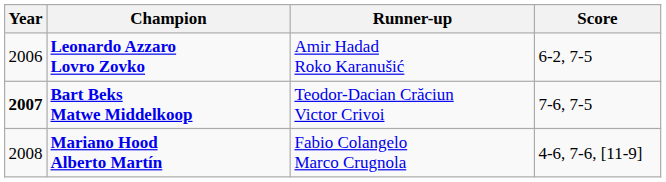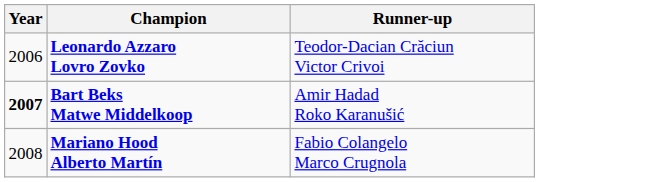- column: (597, 18)
(349, 56) Amir Hadad Roko Karanušić -> (374, 56) Teodor-Dacian Crăciun Victor Crivoi
(374, 105) Teodor-Dacian Crăciun Victor Crivoi -> (349, 105) Amir Hadad Roko Karanušić
